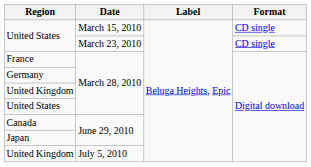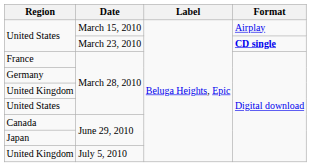(255, 28) CD single -> (250, 28) Airplay
(255, 43) normal -> (255, 43) bold
